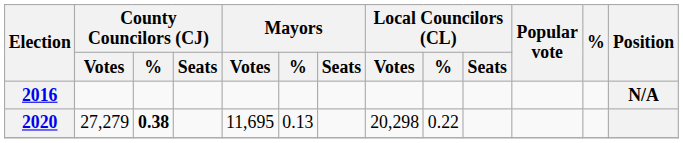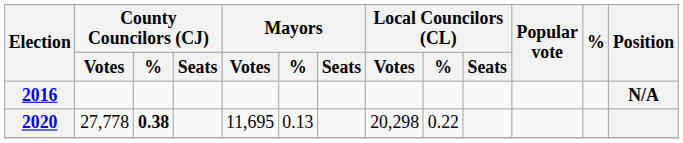(105, 123) 27,279 -> (105, 123) 27,778
